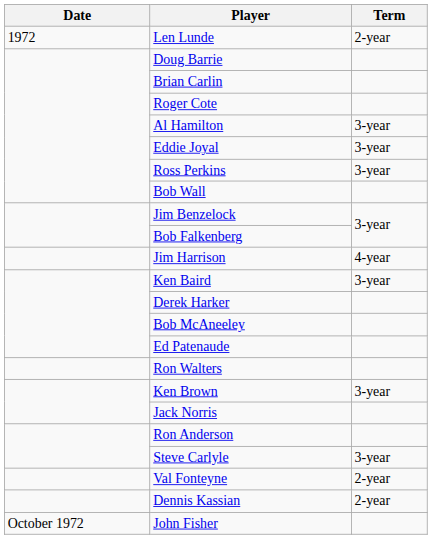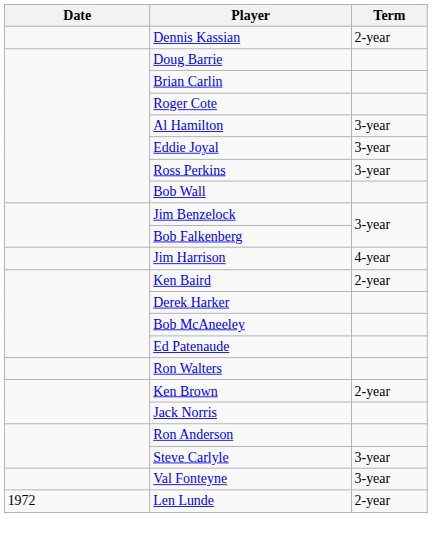rows swapped: (184, 37) <-> (197, 501)
(372, 280) 3-year -> (372, 280) 2-year
(372, 390) 3-year -> (372, 390) 2-year
(372, 479) 2-year -> (372, 479) 3-year
- row: (186, 523)
